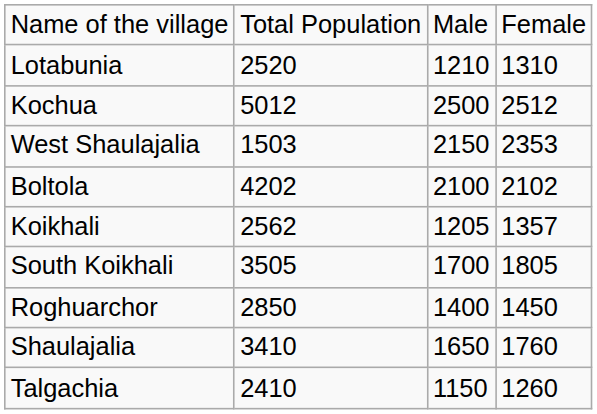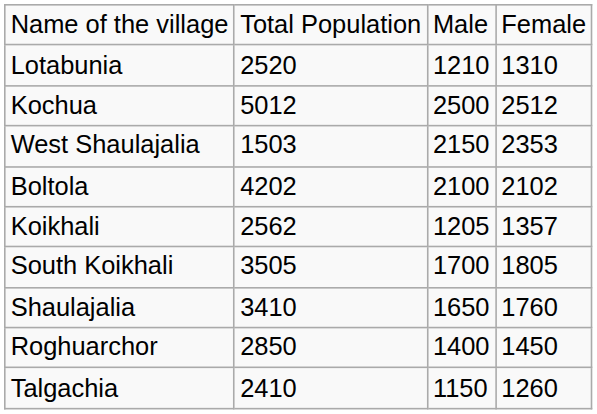rows swapped: (73, 347) <-> (84, 307)
